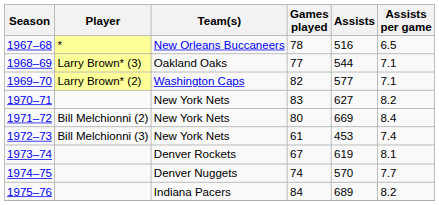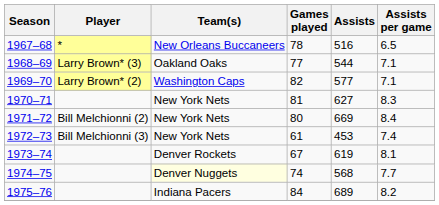(297, 100) 83 -> (297, 100) 81
(388, 100) 8.2 -> (388, 100) 8.3
(196, 173) no background -> (196, 173) lightyellow background
(344, 173) 570 -> (344, 173) 568
